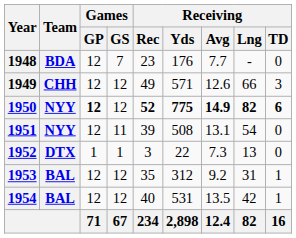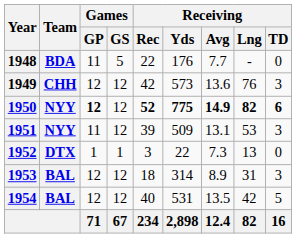(94, 61) 12 -> (94, 61) 11
(120, 61) 7 -> (120, 61) 5
(148, 61) 23 -> (148, 61) 22
(148, 84) 49 -> (148, 84) 42
(182, 84) 571 -> (182, 84) 573
(218, 84) 12.6 -> (218, 84) 13.6
(249, 84) 66 -> (249, 84) 76
(94, 130) 12 -> (94, 130) 11
(120, 130) 11 -> (120, 130) 12
(182, 130) 508 -> (182, 130) 509
(249, 130) 54 -> (249, 130) 53
(278, 130) 0 -> (278, 130) 3
(148, 175) 35 -> (148, 175) 18
(182, 175) 312 -> (182, 175) 314
(218, 175) 9.2 -> (218, 175) 8.9
(278, 175) 1 -> (278, 175) 3
(278, 198) 1 -> (278, 198) 5
